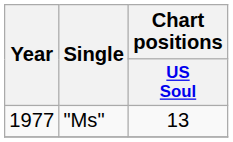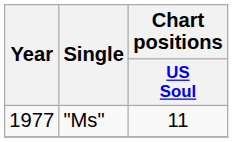(178, 120) 13 -> (178, 120) 11
